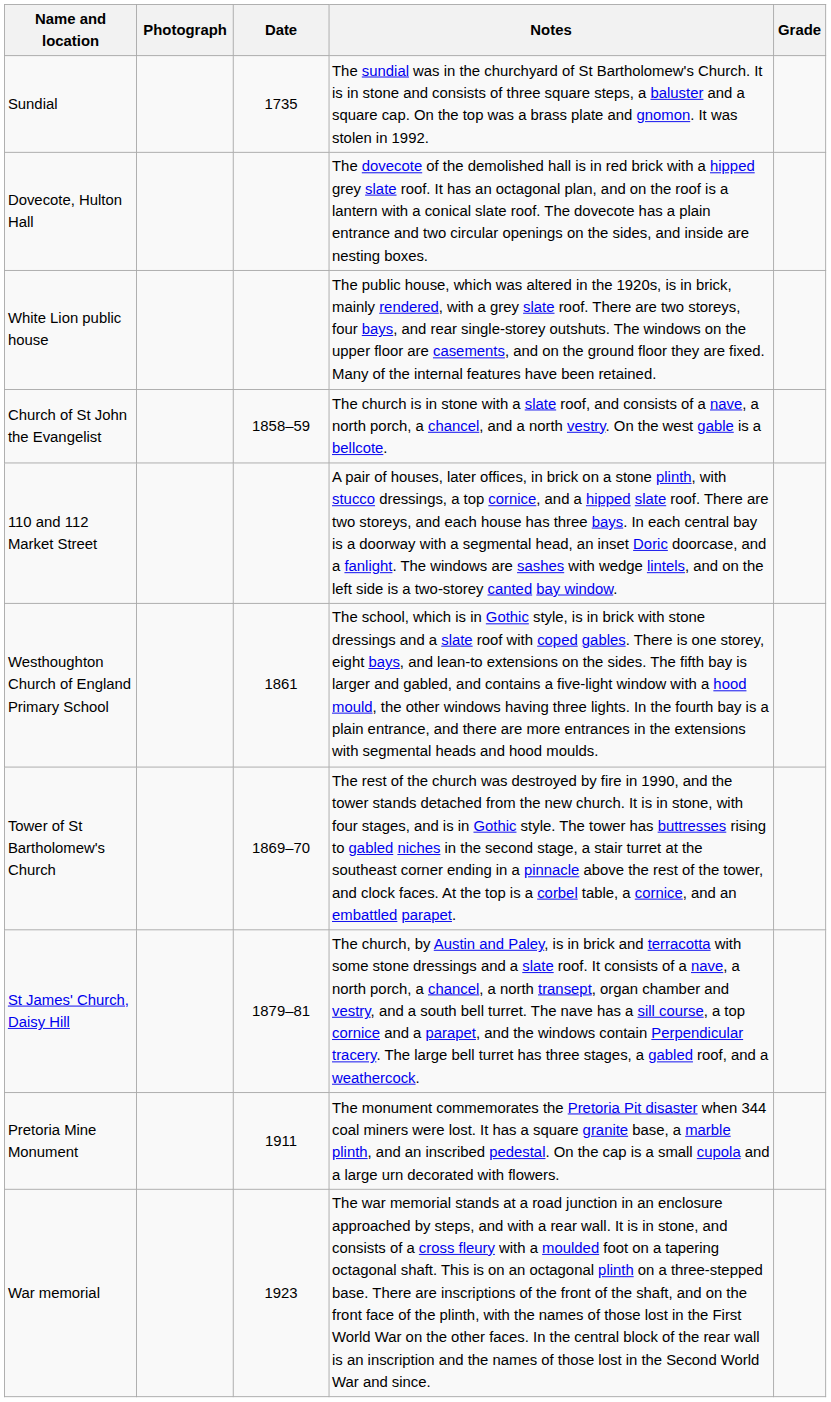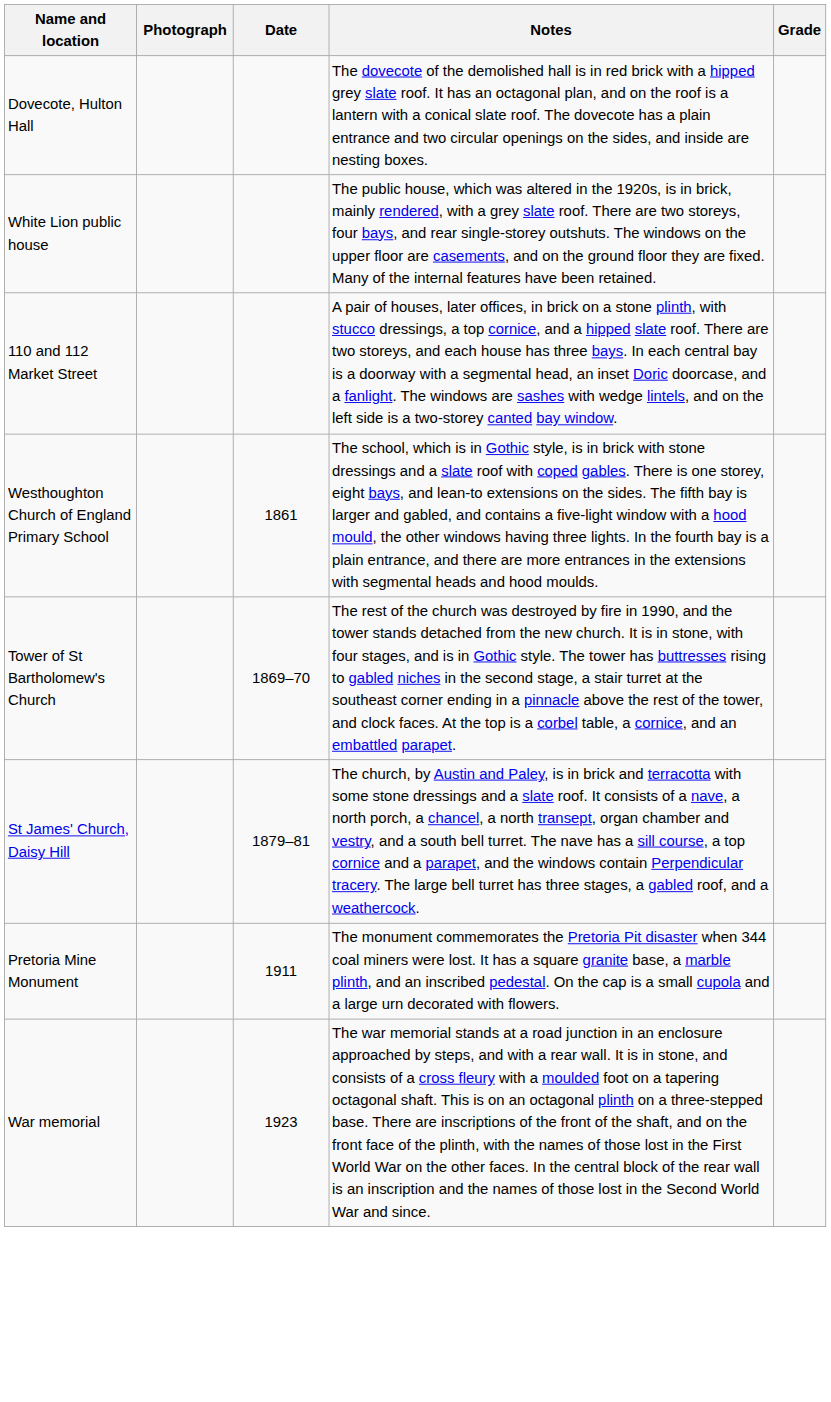- row: (33, 104)
- row: (67, 425)
